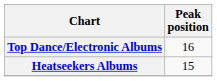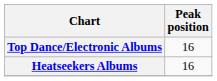(188, 66) 15 -> (188, 66) 16
